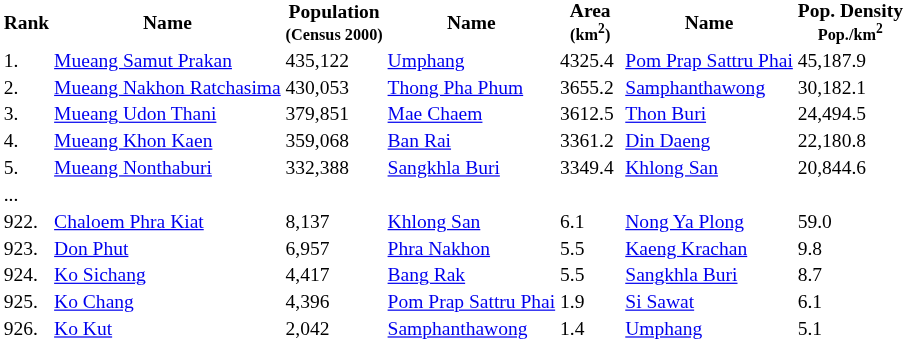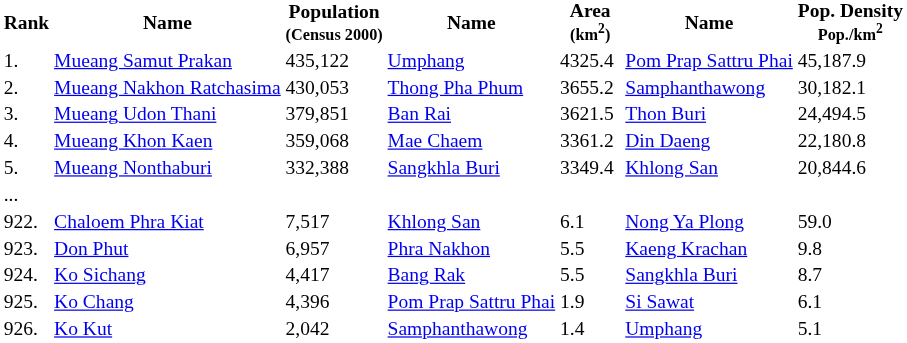(435, 114) Mae Chaem -> (419, 114) Ban Rai
(587, 114) 3612.5 -> (587, 114) 3621.5
(419, 141) Ban Rai -> (435, 141) Mae Chaem
(308, 222) 8,137 -> (308, 222) 7,517
